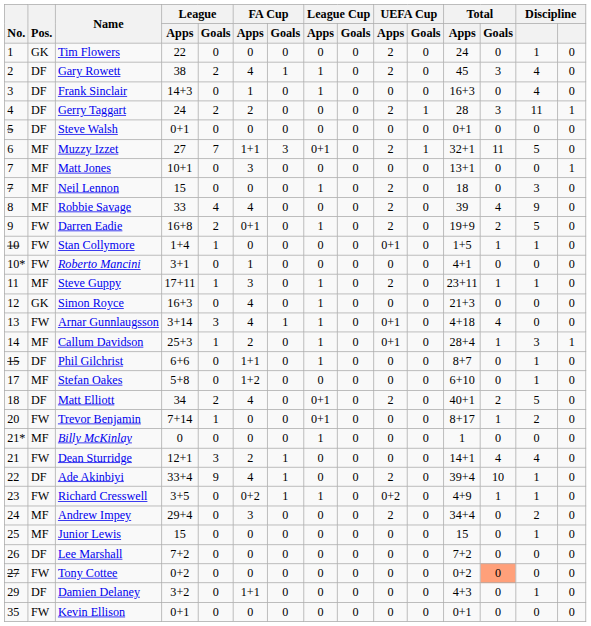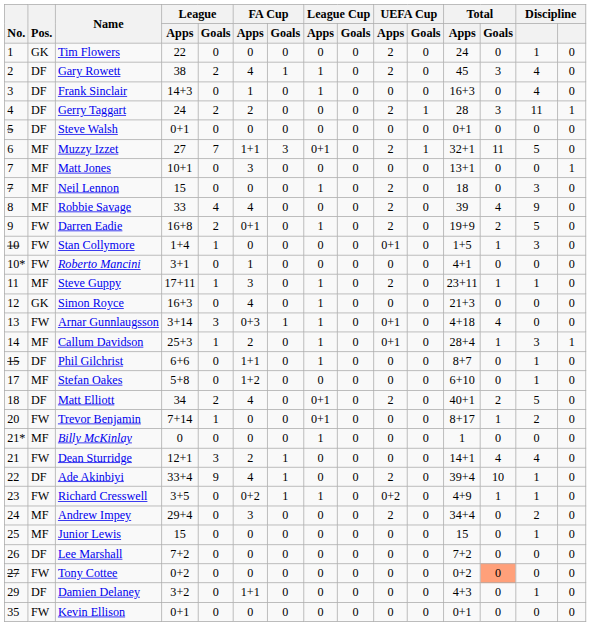(537, 245) 1 -> (537, 245) 3
(250, 322) 4 -> (250, 322) 0+3
